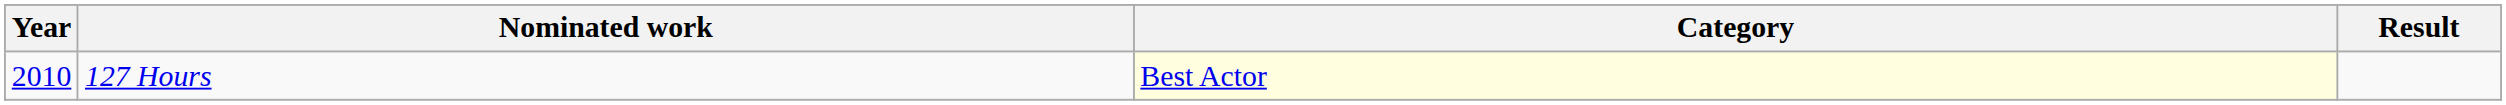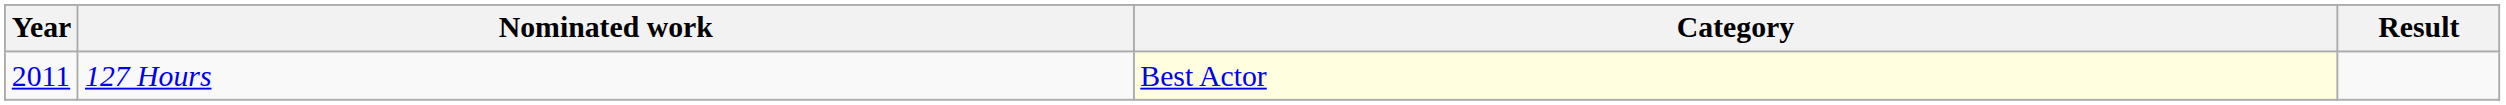(42, 75) 2010 -> (41, 75) 2011
